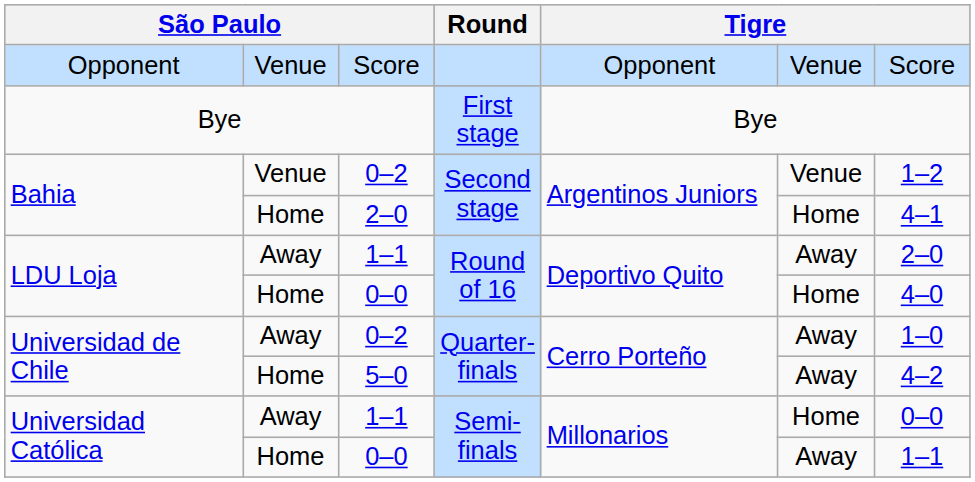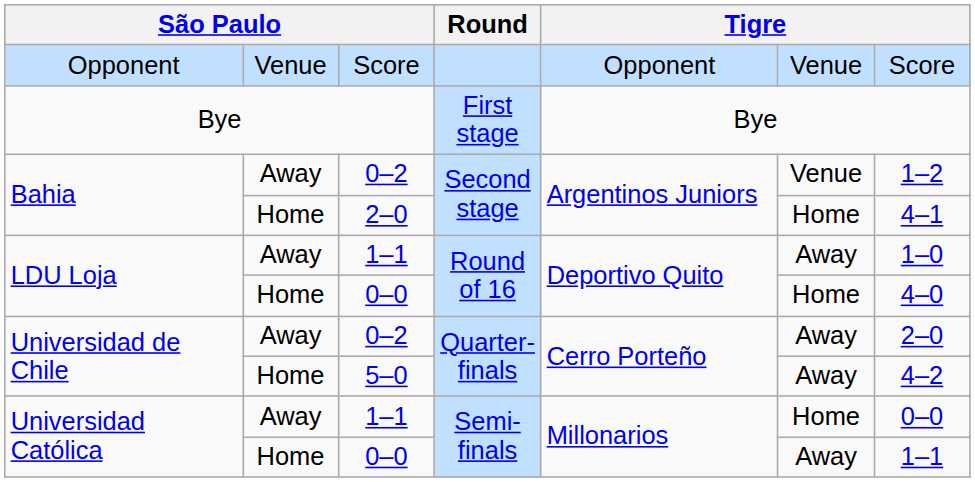(291, 174) Venue -> (291, 174) Away
(922, 255) 2–0 -> (922, 255) 1–0
(922, 335) 1–0 -> (922, 335) 2–0
